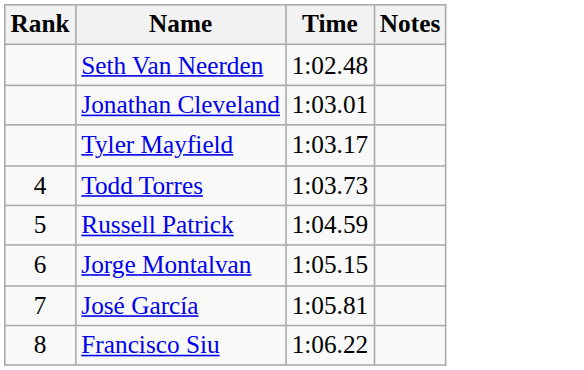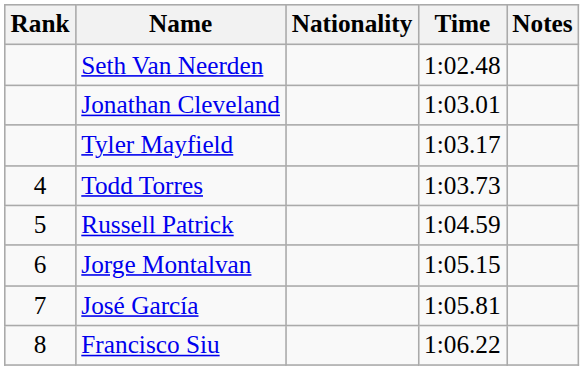+ column: (352, 24)
